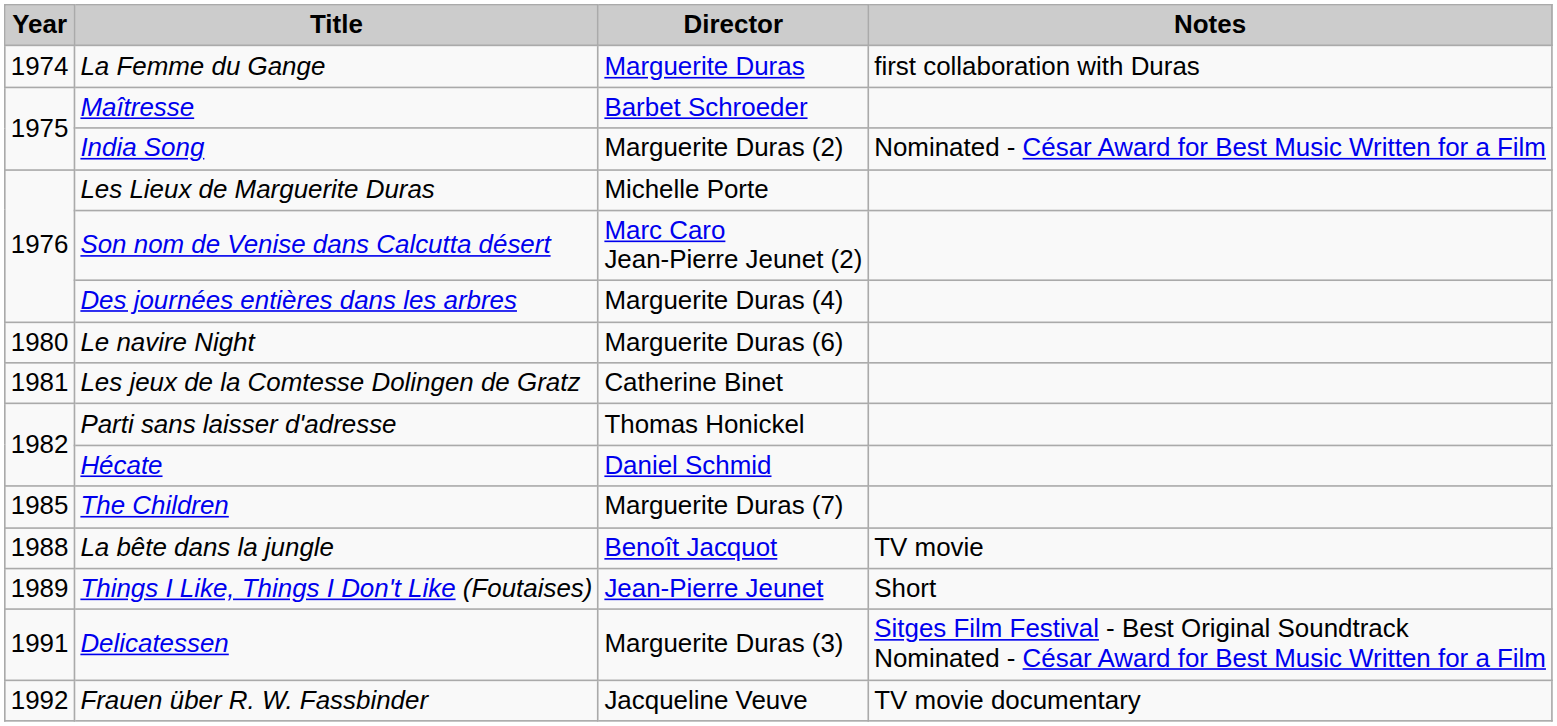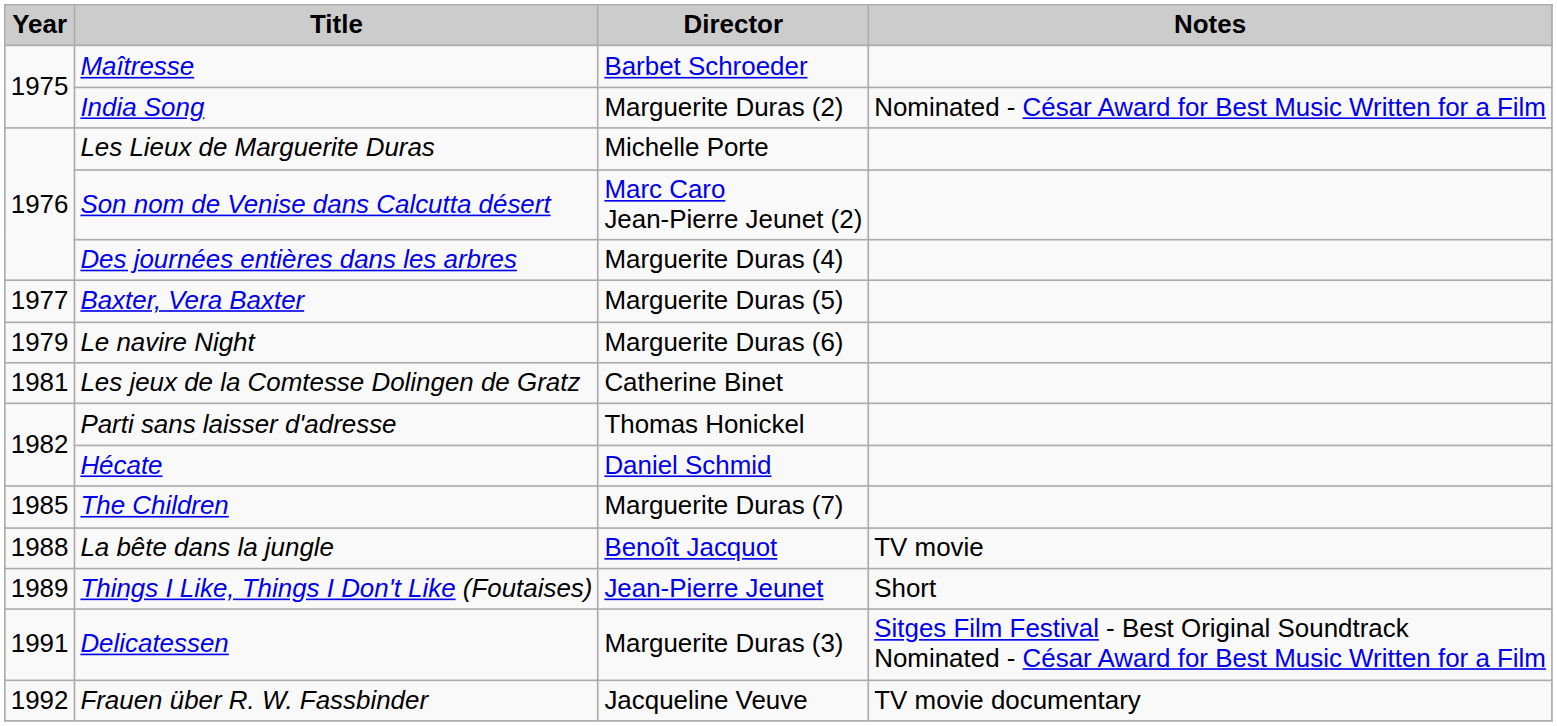- row: (203, 66)
+ row: (192, 300)
(40, 341) 1980 -> (40, 341) 1979
